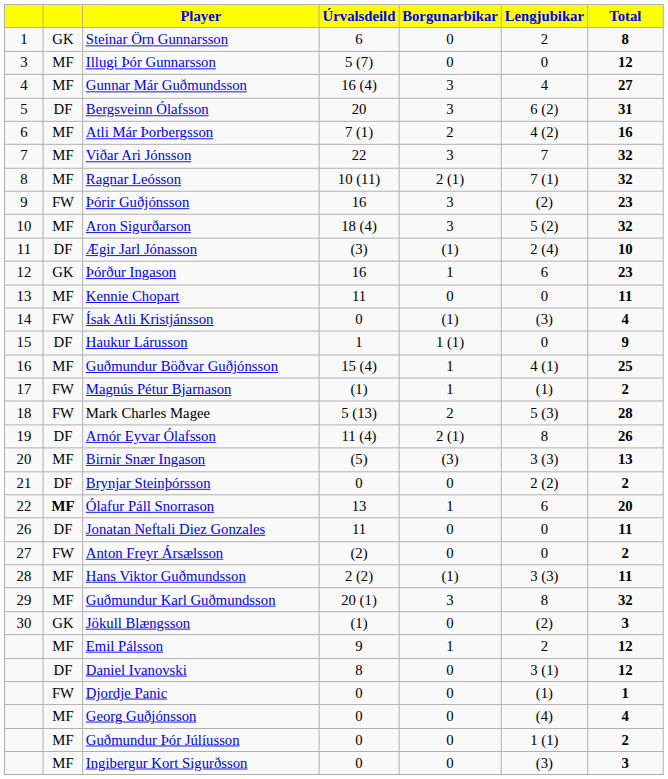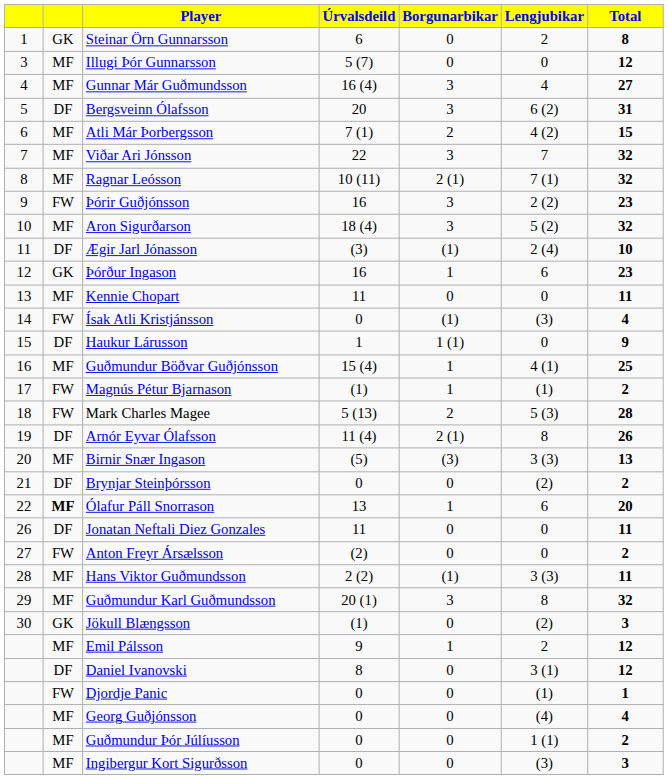(625, 132) 16 -> (625, 132) 15
(544, 202) (2) -> (544, 202) 2 (2)
(544, 483) 2 (2) -> (544, 483) (2)
